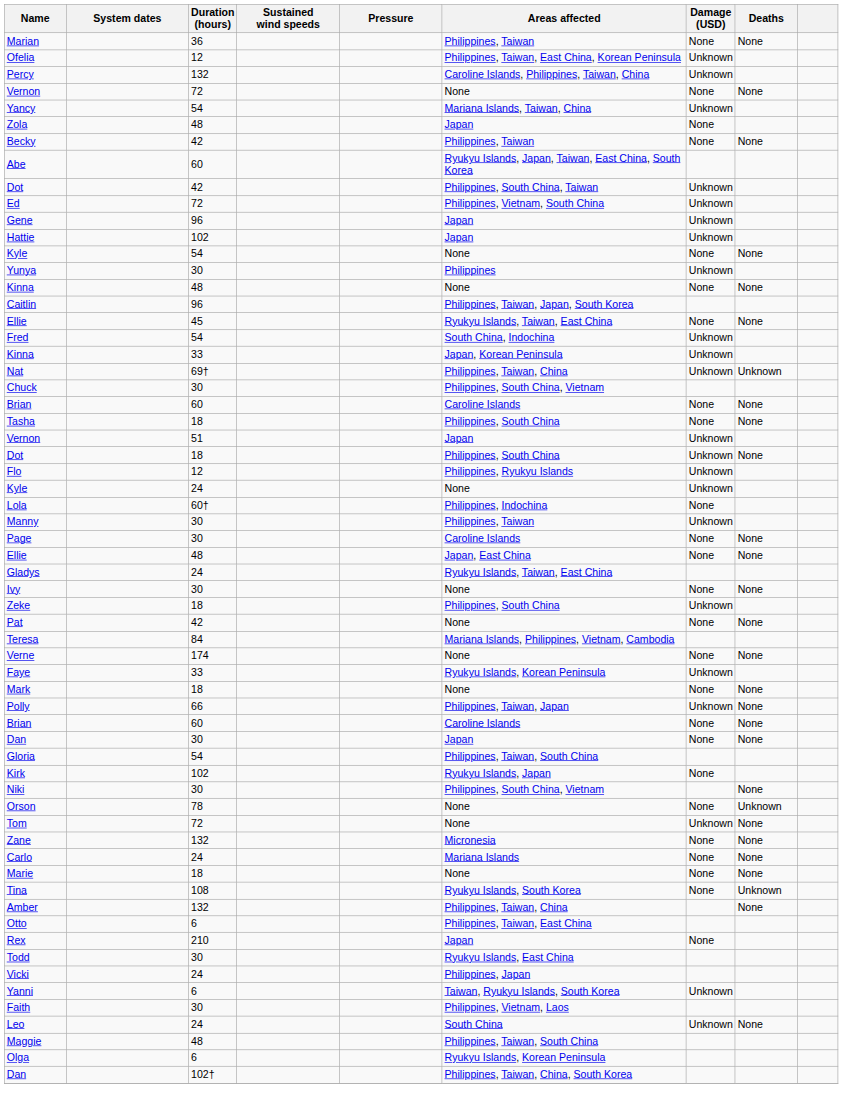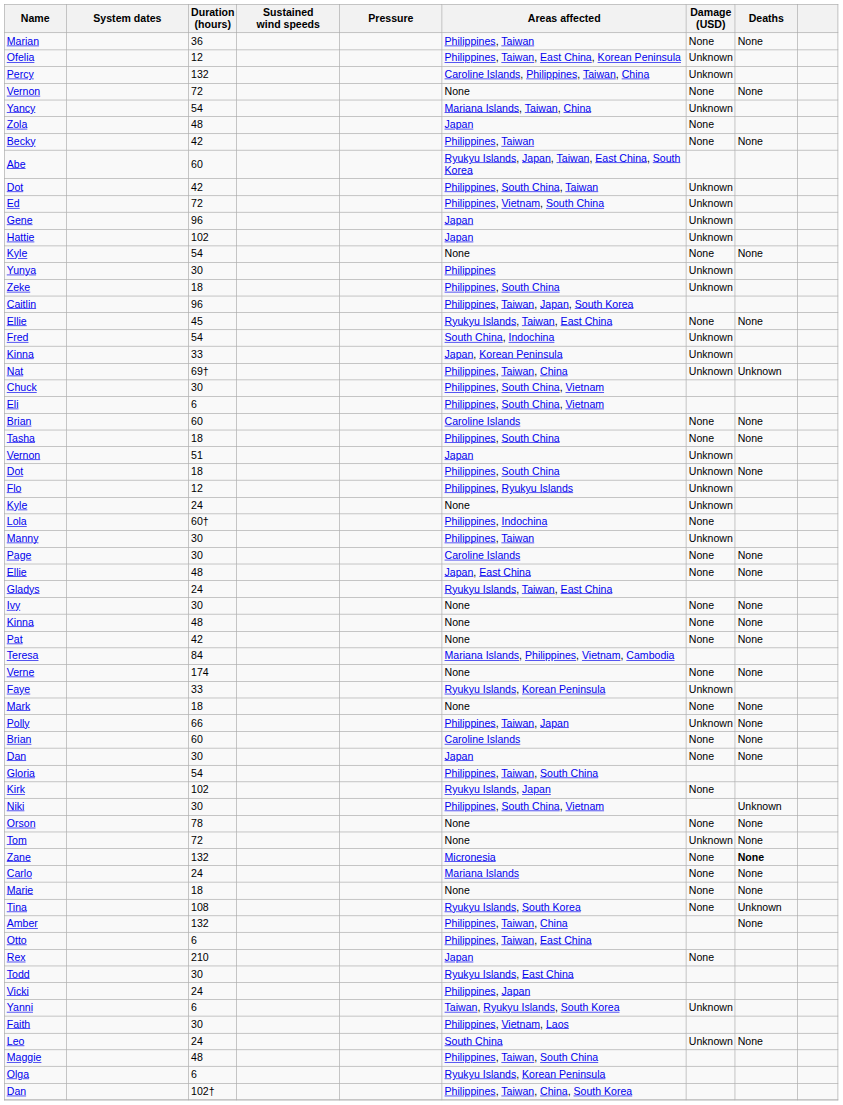rows swapped: (19, 606) <-> (20, 287)
+ row: (13, 405)
(750, 790) None -> (760, 807) Unknown
(760, 807) Unknown -> (750, 823) None
(750, 840) normal -> (751, 857) bold
